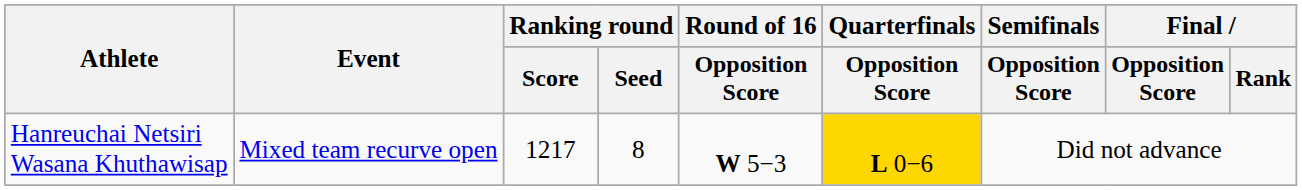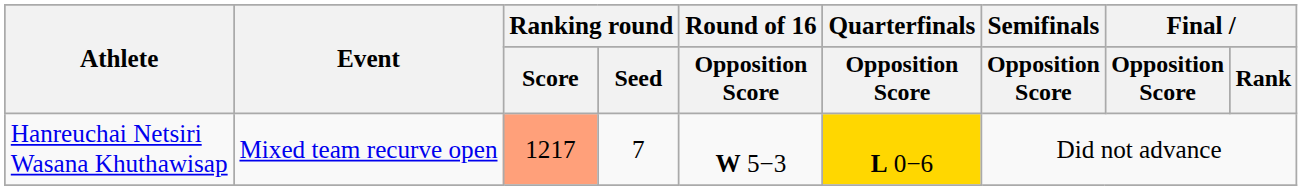(550, 149) no background -> (550, 149) lightsalmon background
(638, 149) 8 -> (638, 149) 7
